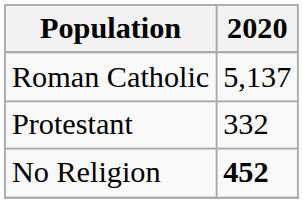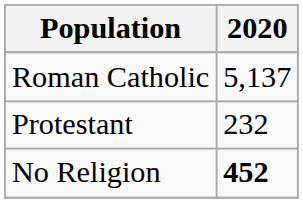(246, 124) 332 -> (246, 124) 232
